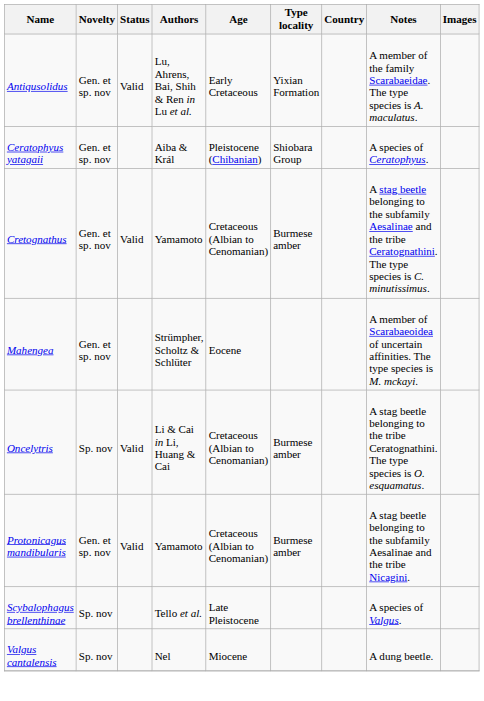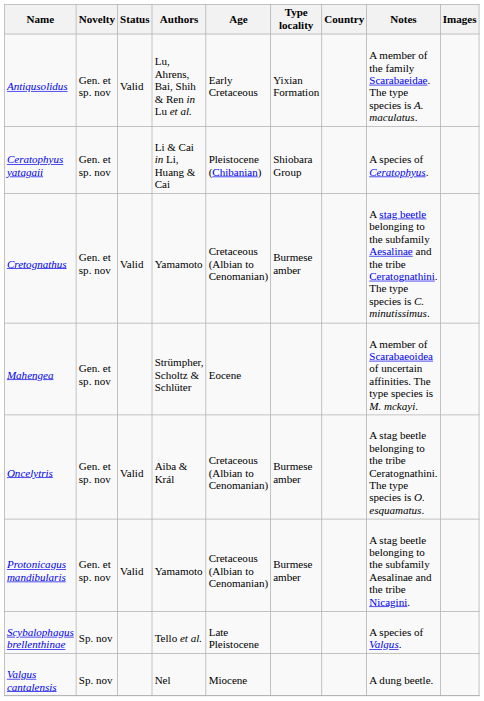(171, 153) Aiba & Král -> (175, 166) Li & Cai in Li, Huang & Cai
(96, 448) Sp. nov -> (95, 473) Gen. et sp. nov
(175, 448) Li & Cai in Li, Huang & Cai -> (171, 473) Aiba & Král
